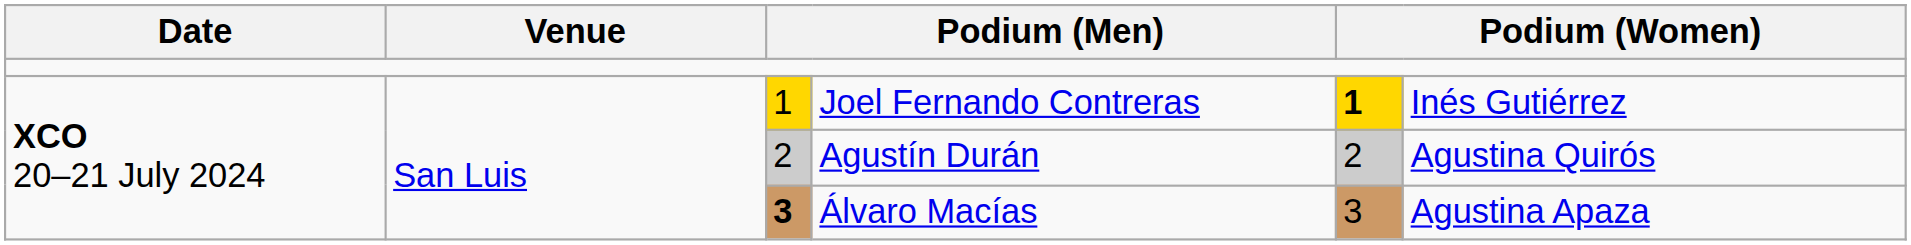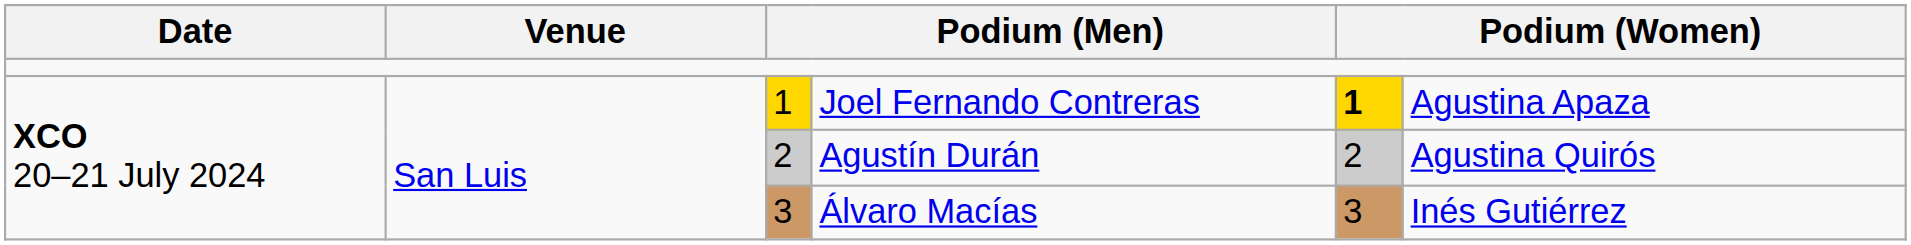(1519, 102) Inés Gutiérrez -> (1530, 102) Agustina Apaza
(783, 211) bold -> (783, 211) normal
(1530, 211) Agustina Apaza -> (1519, 211) Inés Gutiérrez
